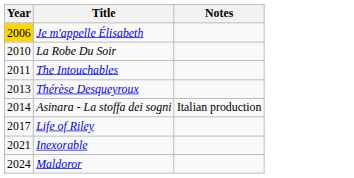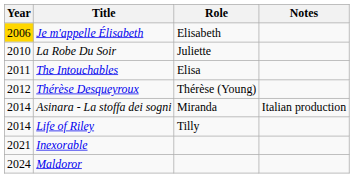+ column: (217, 13)
(19, 88) 2013 -> (19, 88) 2012
(19, 126) 2017 -> (19, 126) 2014
